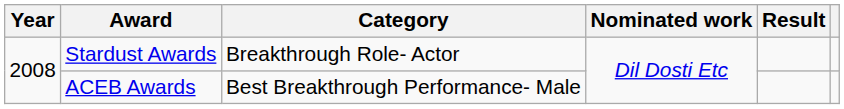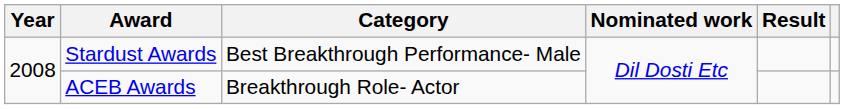(343, 53) Breakthrough Role- Actor -> (403, 53) Best Breakthrough Performance- Male
(403, 86) Best Breakthrough Performance- Male -> (343, 86) Breakthrough Role- Actor
